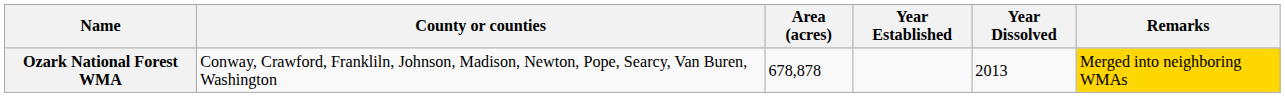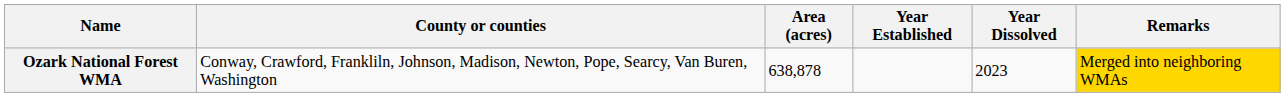(795, 70) 678,878 -> (795, 70) 638,878
(992, 70) 2013 -> (992, 70) 2023
